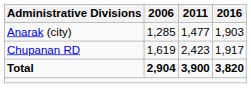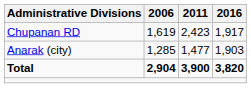rows swapped: (44, 50) <-> (39, 31)
